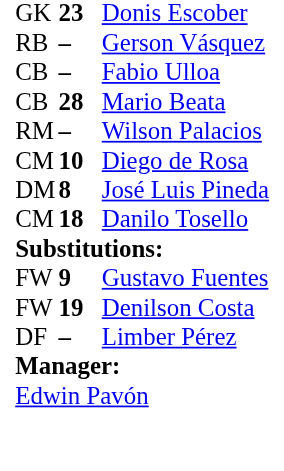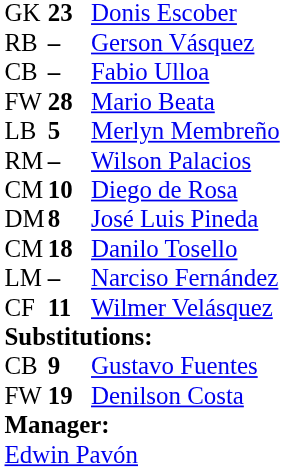(32, 101) CB -> (23, 101) FW
+ row: (185, 130)
+ row: (185, 278)
+ row: (182, 307)
(34, 278) FW -> (21, 366) CB
- row: (169, 336)
